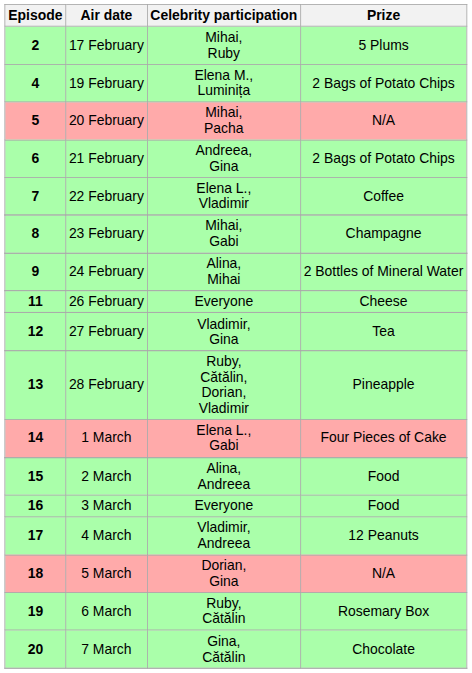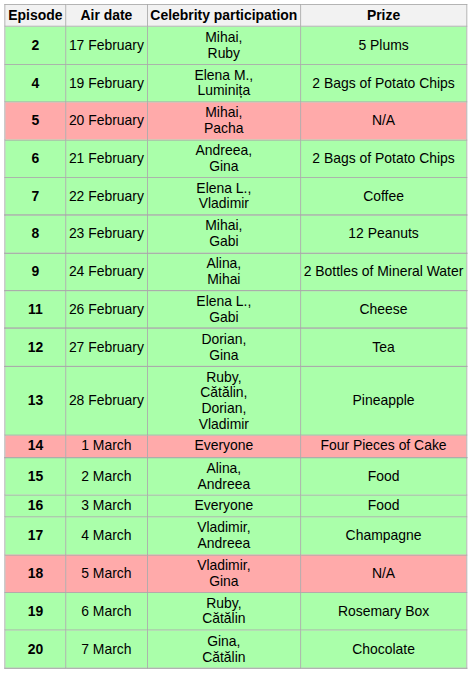(384, 234) Champagne -> (384, 234) 12 Peanuts
(224, 301) Everyone -> (224, 309) Elena L., Gabi
(224, 331) Vladimir, Gina -> (224, 347) Dorian, Gina
(224, 438) Elena L., Gabi -> (224, 446) Everyone
(384, 536) 12 Peanuts -> (384, 536) Champagne
(224, 573) Dorian, Gina -> (224, 573) Vladimir, Gina
